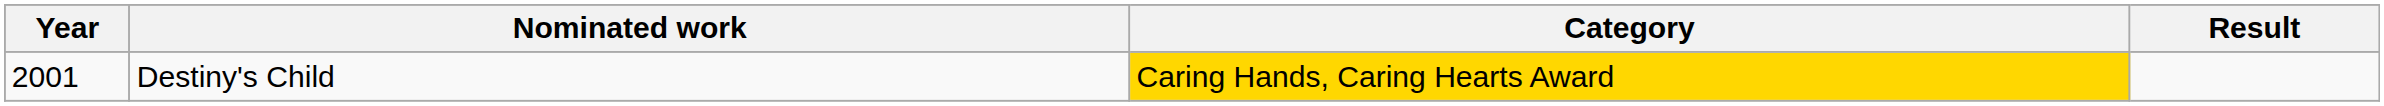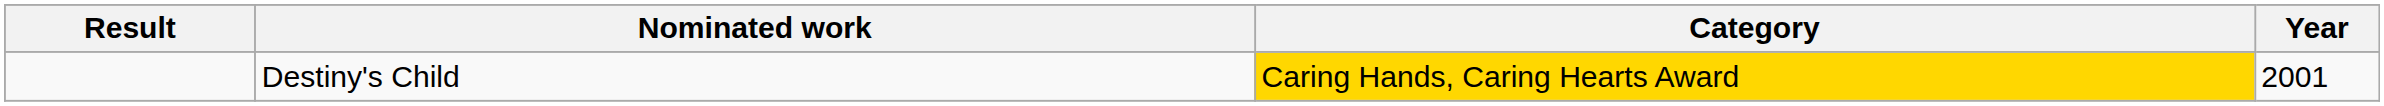columns swapped: (67, 28) <-> (2254, 28)
